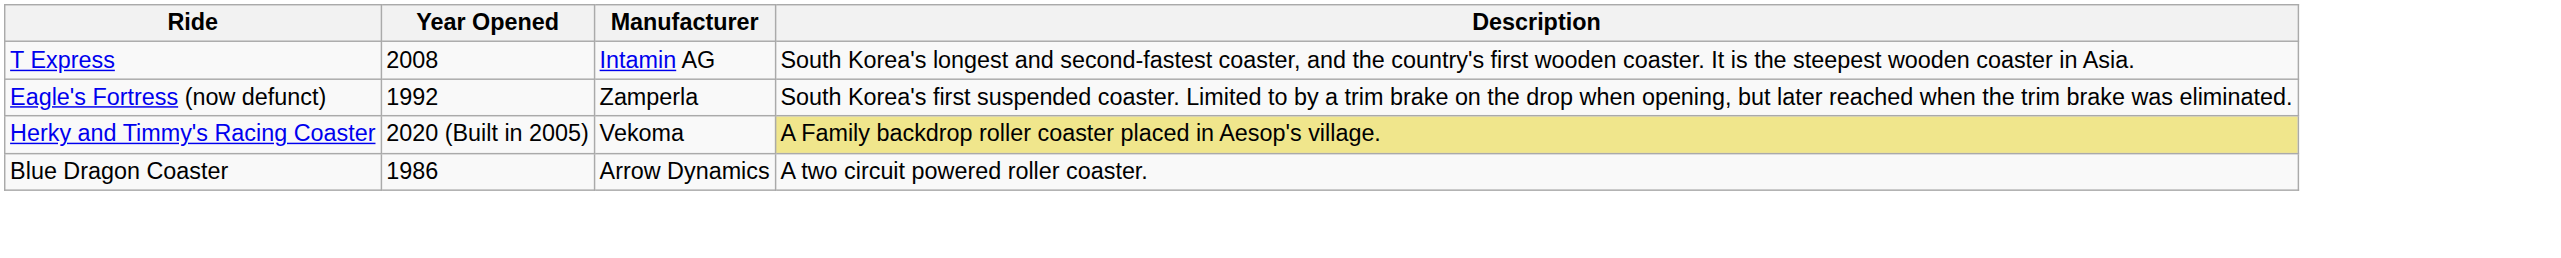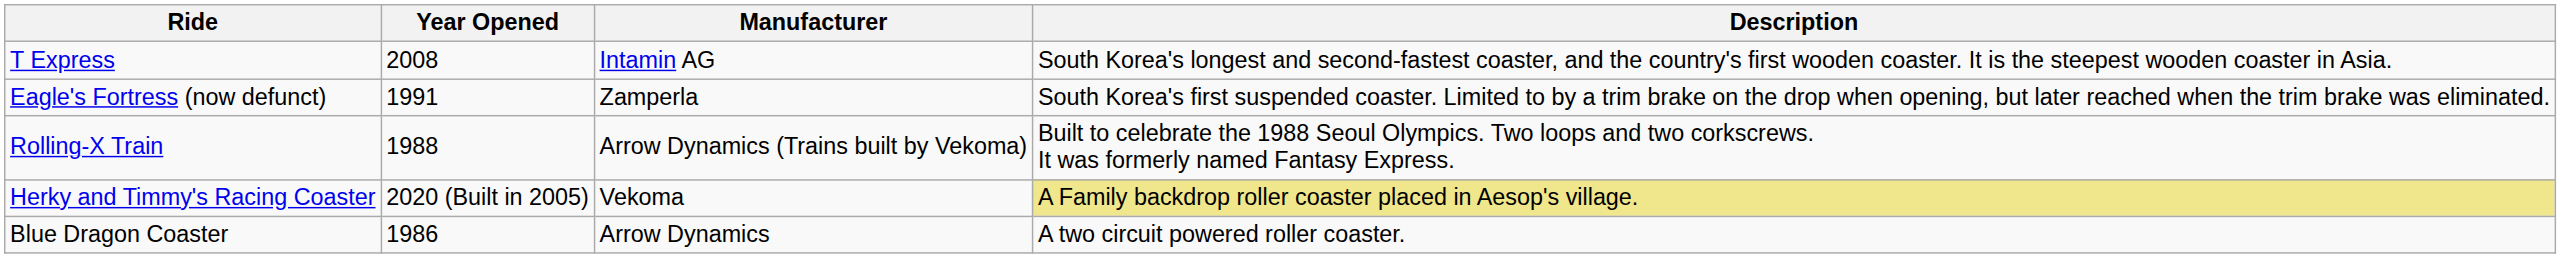(412, 97) 1992 -> (412, 97) 1991
+ row: (87, 147)
